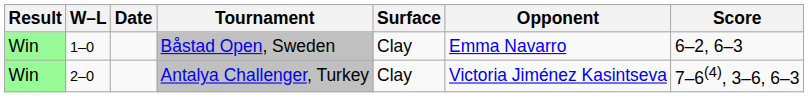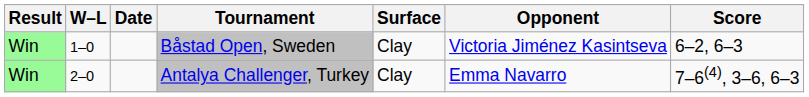(508, 45) Emma Navarro -> (558, 45) Victoria Jiménez Kasintseva
(558, 75) Victoria Jiménez Kasintseva -> (508, 75) Emma Navarro
